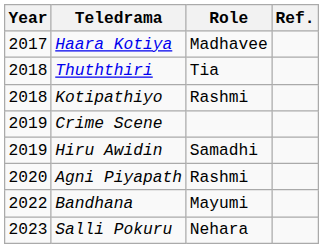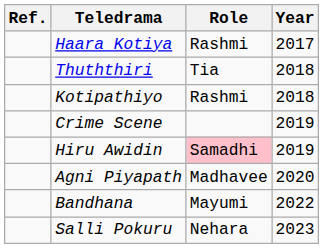columns swapped: (28, 18) <-> (295, 18)
(229, 44) Madhavee -> (219, 44) Rashmi
(224, 150) no background -> (224, 150) pink background
(219, 177) Rashmi -> (229, 177) Madhavee
